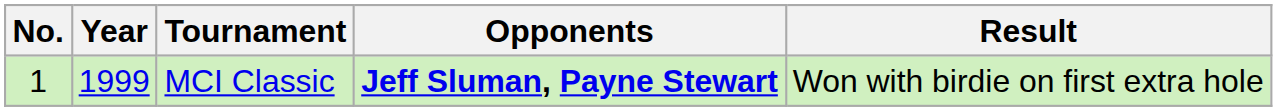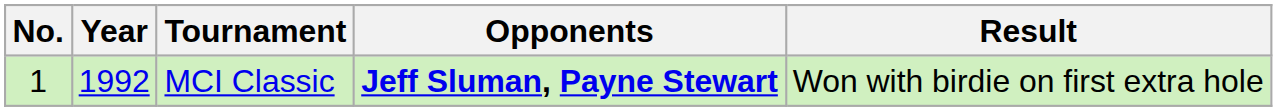(114, 81) 1999 -> (114, 81) 1992
